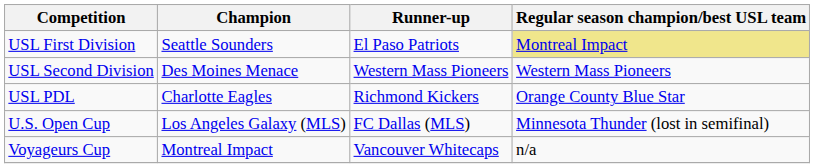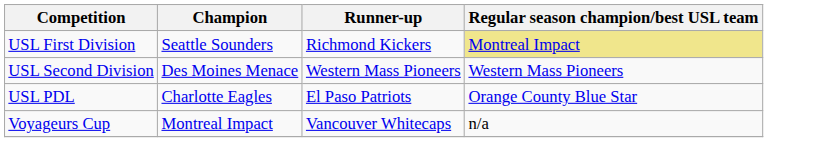(406, 44) El Paso Patriots -> (369, 44) Richmond Kickers
(416, 96) Richmond Kickers -> (359, 96) El Paso Patriots
- row: (59, 123)
